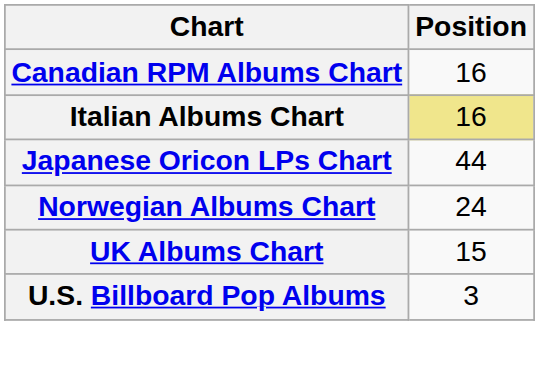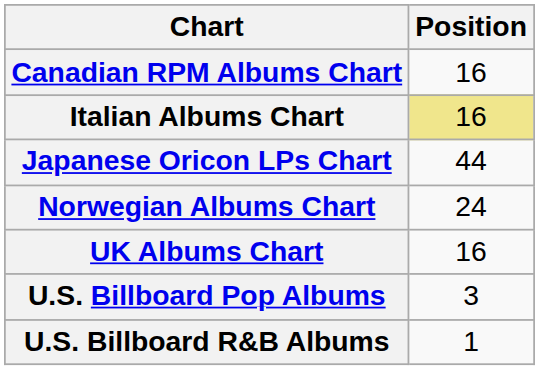(471, 251) 15 -> (471, 251) 16
+ row: (207, 341)
